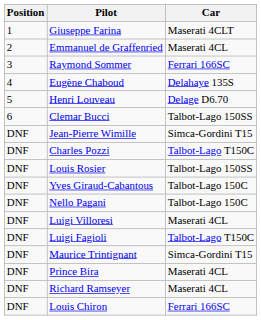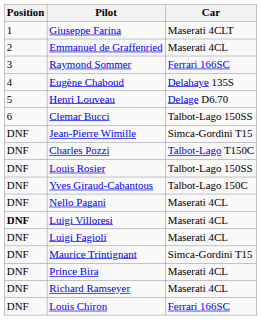(208, 202) Talbot-Lago 150C -> (198, 202) Maserati 4CL
(18, 220) normal -> (18, 220) bold
(211, 237) Talbot-Lago T150C -> (198, 237) Maserati 4CL
